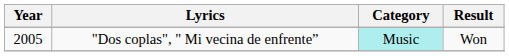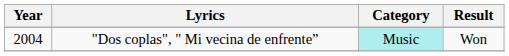(28, 39) 2005 -> (28, 39) 2004
